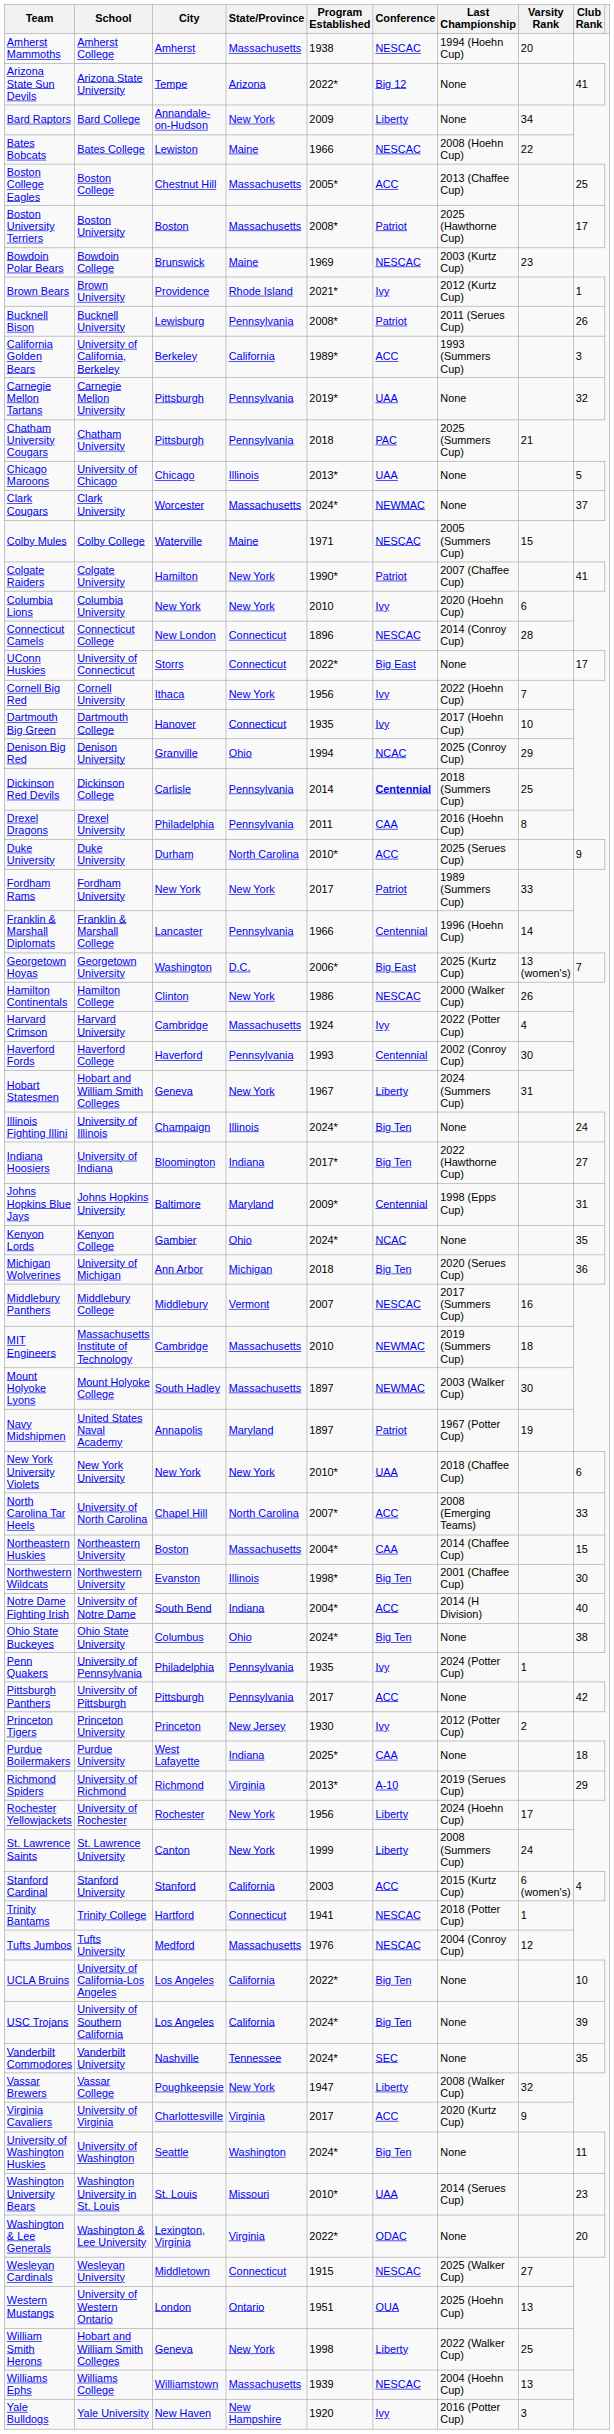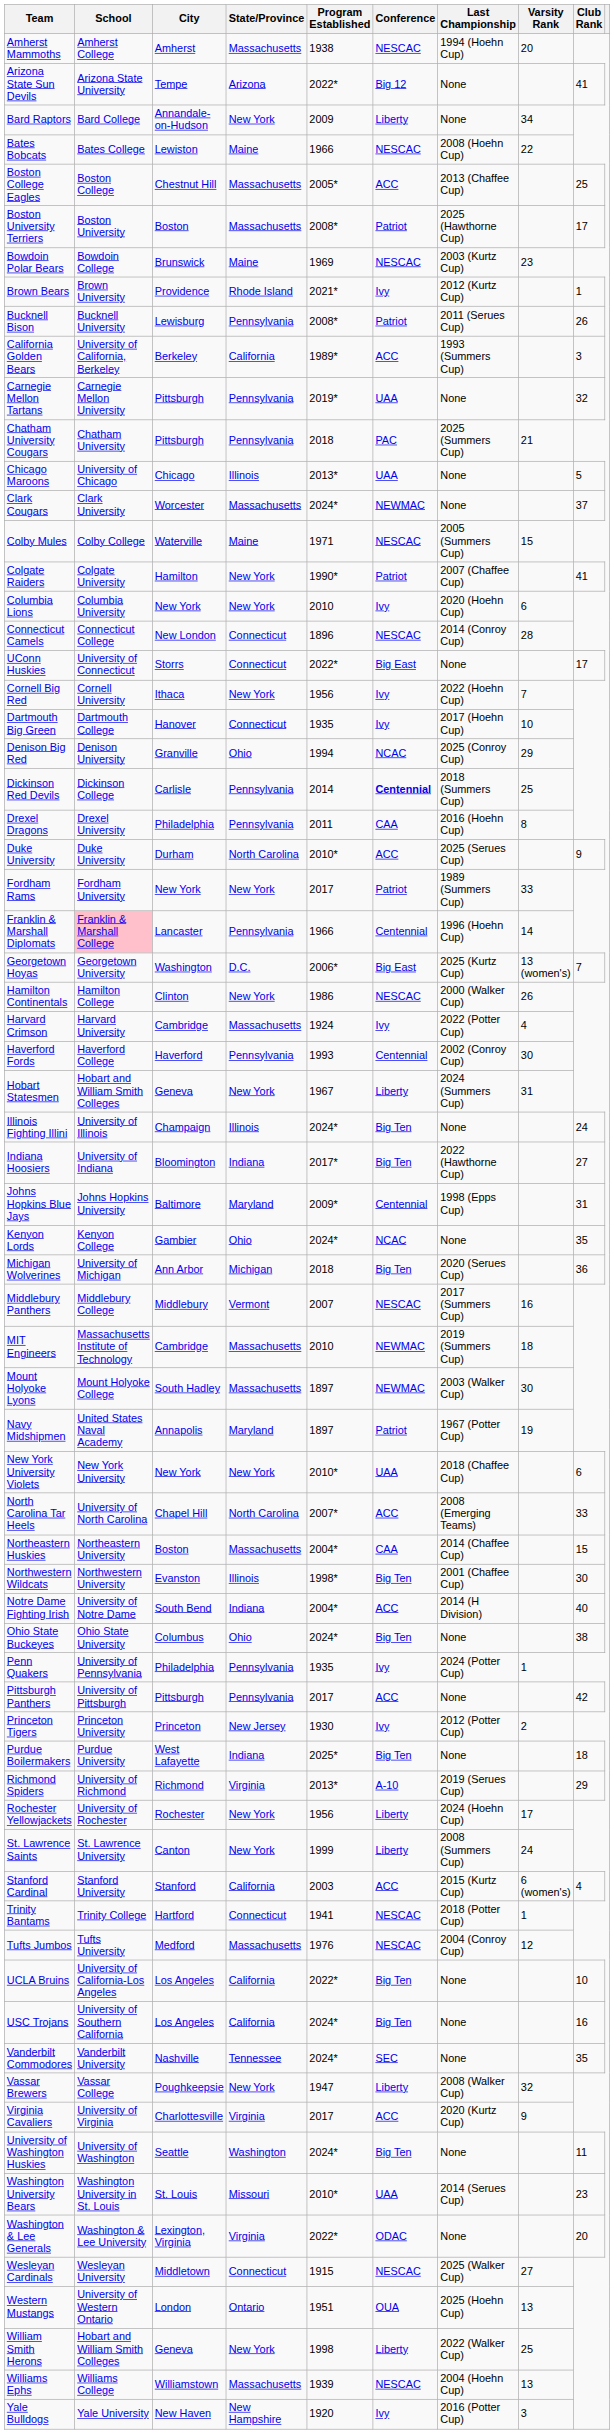(102, 931) no background -> (102, 931) pink background
(387, 1756) CAA -> (393, 1756) Big Ten
(582, 2022) 39 -> (582, 2022) 16
